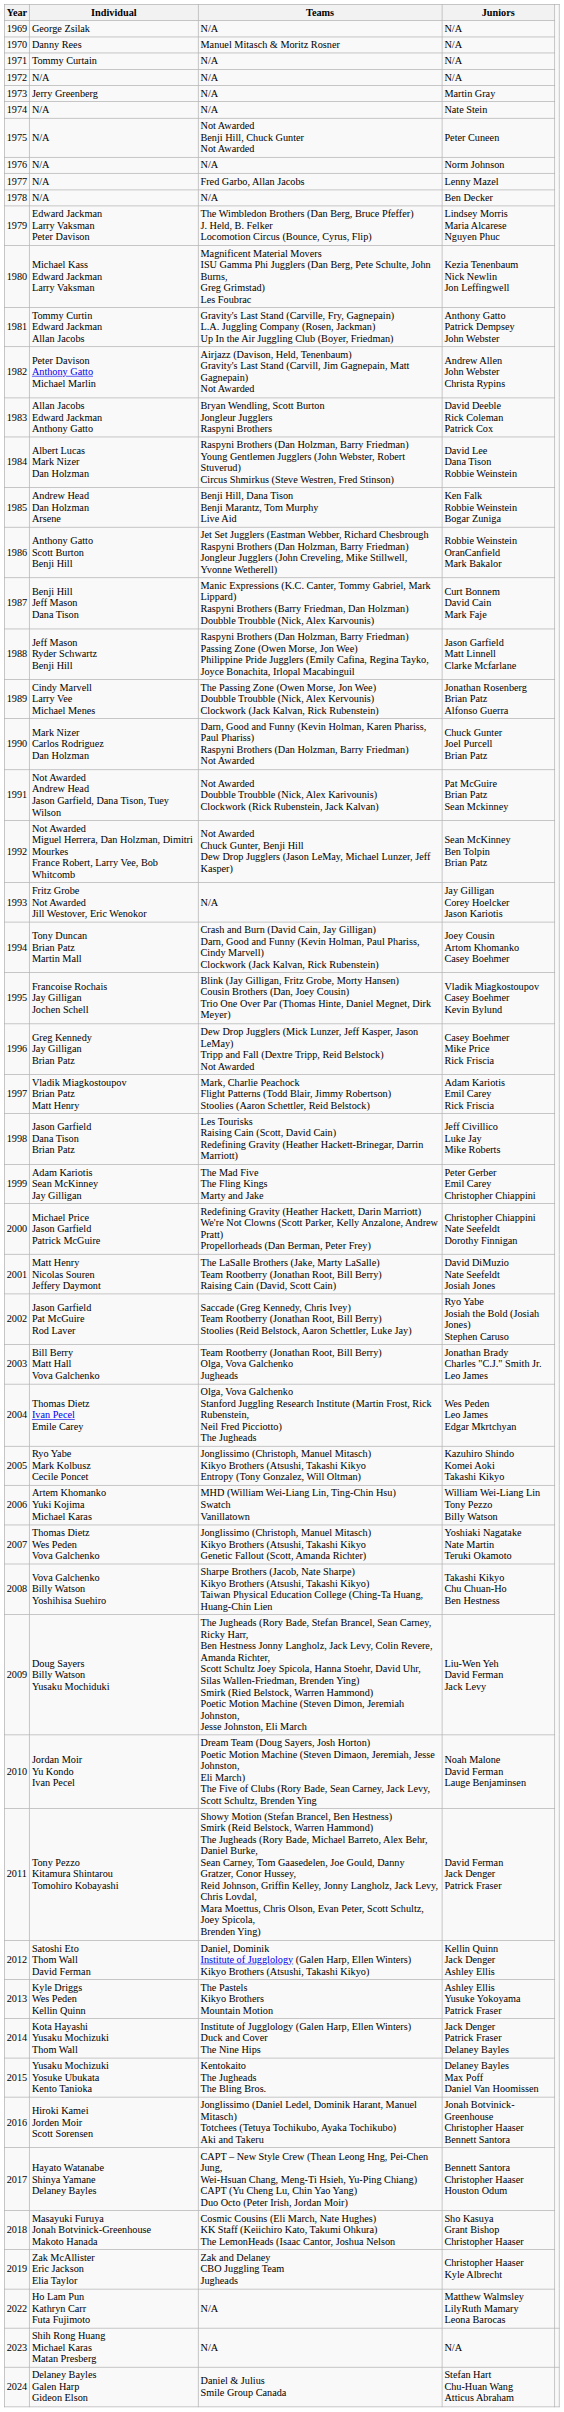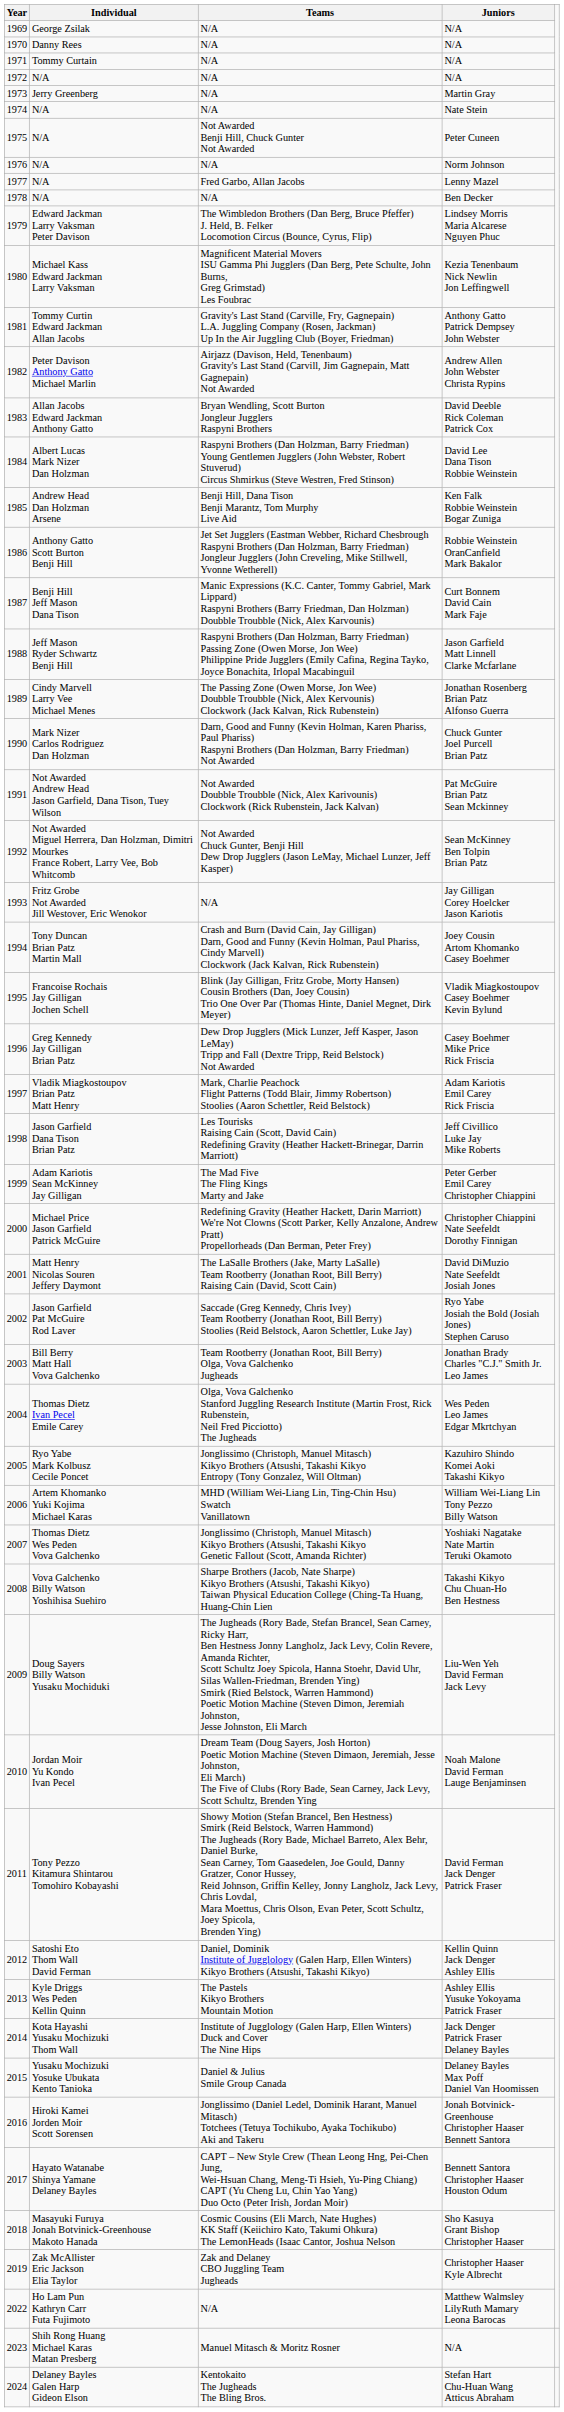(270, 45) Manuel Mitasch & Moritz Rosner -> (209, 45) N/A
(233, 2077) Kentokaito The Jugheads The Bling Bros. -> (243, 2077) Daniel & Julius Smile Group Canada
(209, 2347) N/A -> (270, 2347) Manuel Mitasch & Moritz Rosner
(243, 2387) Daniel & Julius Smile Group Canada -> (233, 2387) Kentokaito The Jugheads The Bling Bros.
